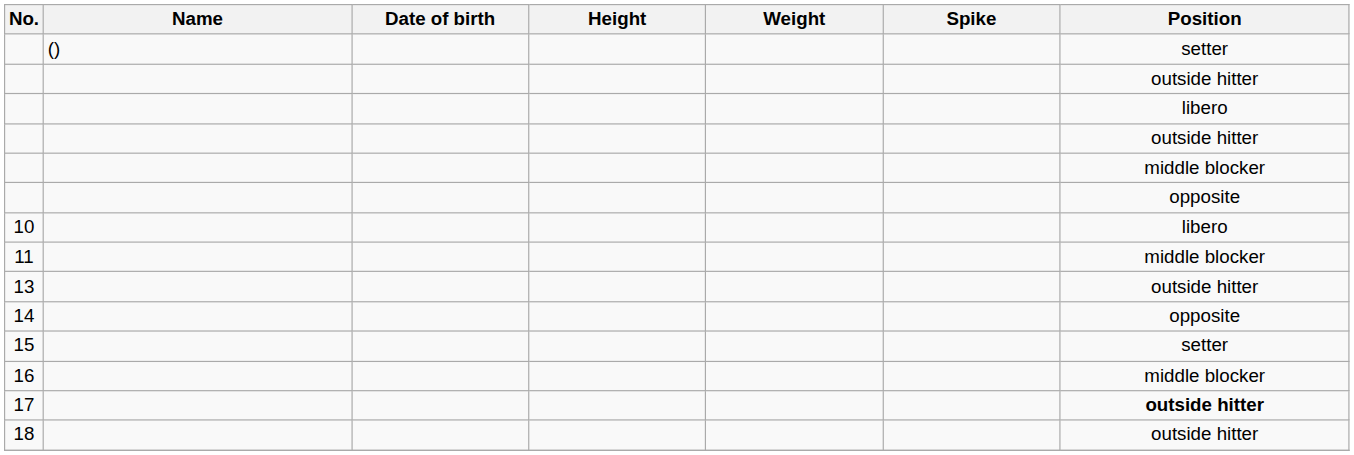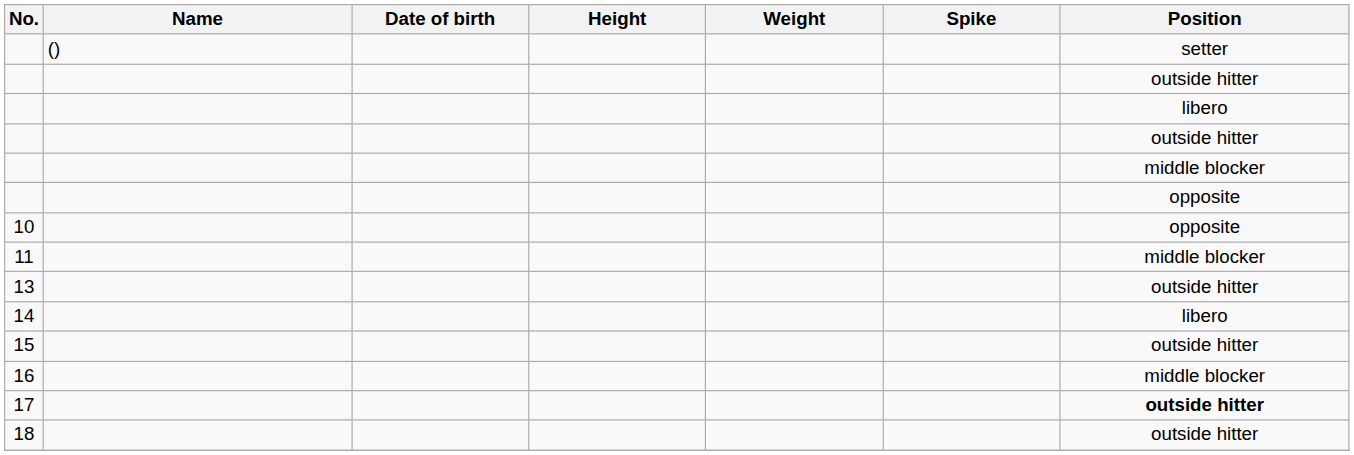(1205, 227) libero -> (1205, 227) opposite
(1205, 316) opposite -> (1205, 316) libero
(1205, 345) setter -> (1205, 345) outside hitter
